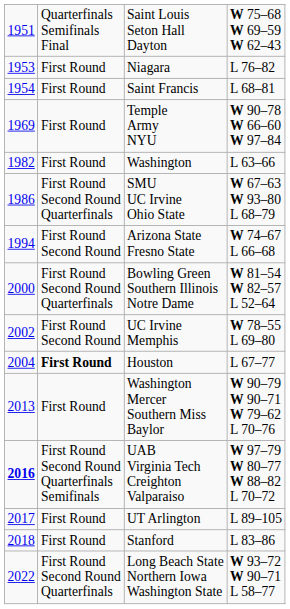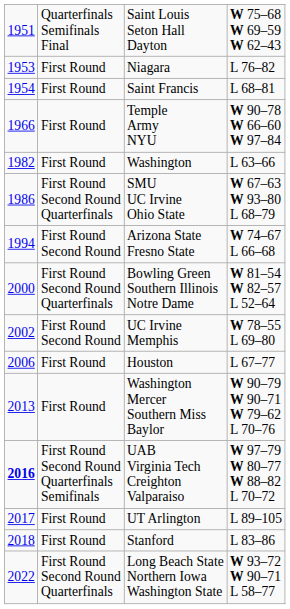(21, 125) 1969 -> (21, 125) 1966
(21, 362) 2004 -> (21, 362) 2006
(76, 362) bold -> (73, 362) normal
